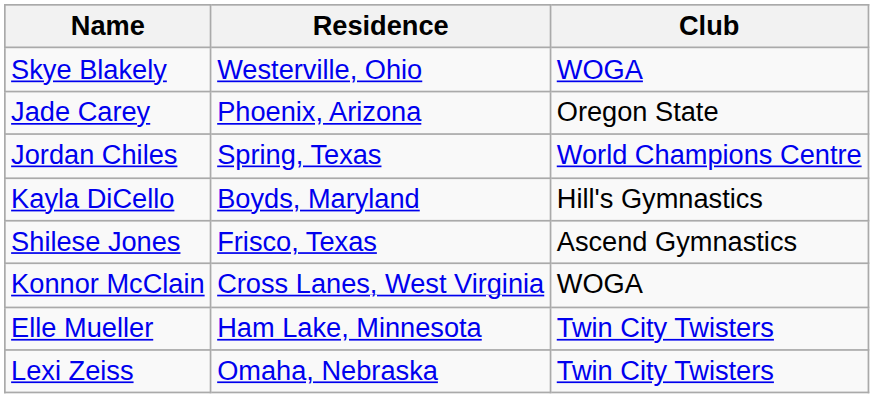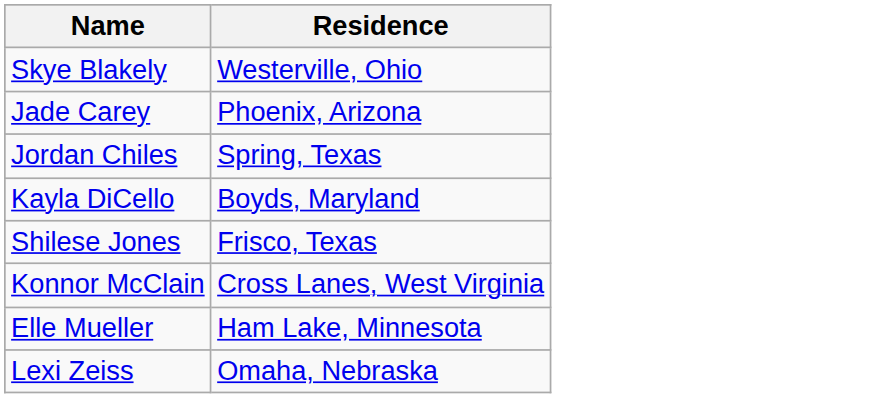- column: (709, 26)
